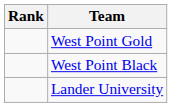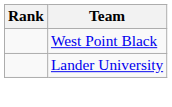- row: (102, 41)
